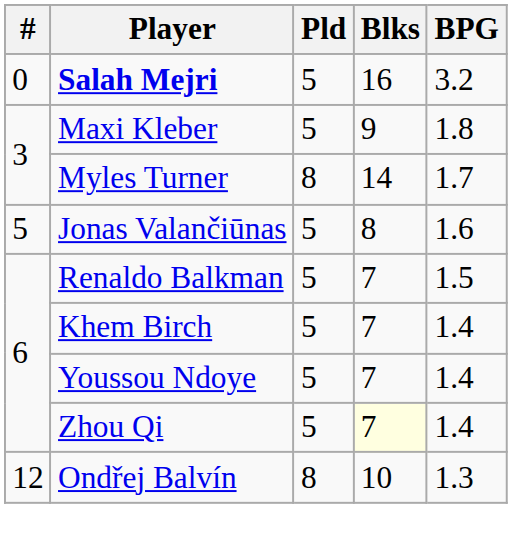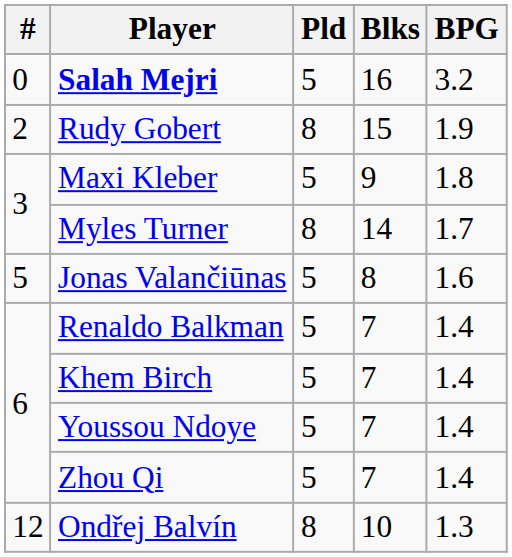+ row: (139, 128)
(454, 278) 1.5 -> (454, 327) 1.4
(369, 427) lightyellow background -> (369, 476) no background
